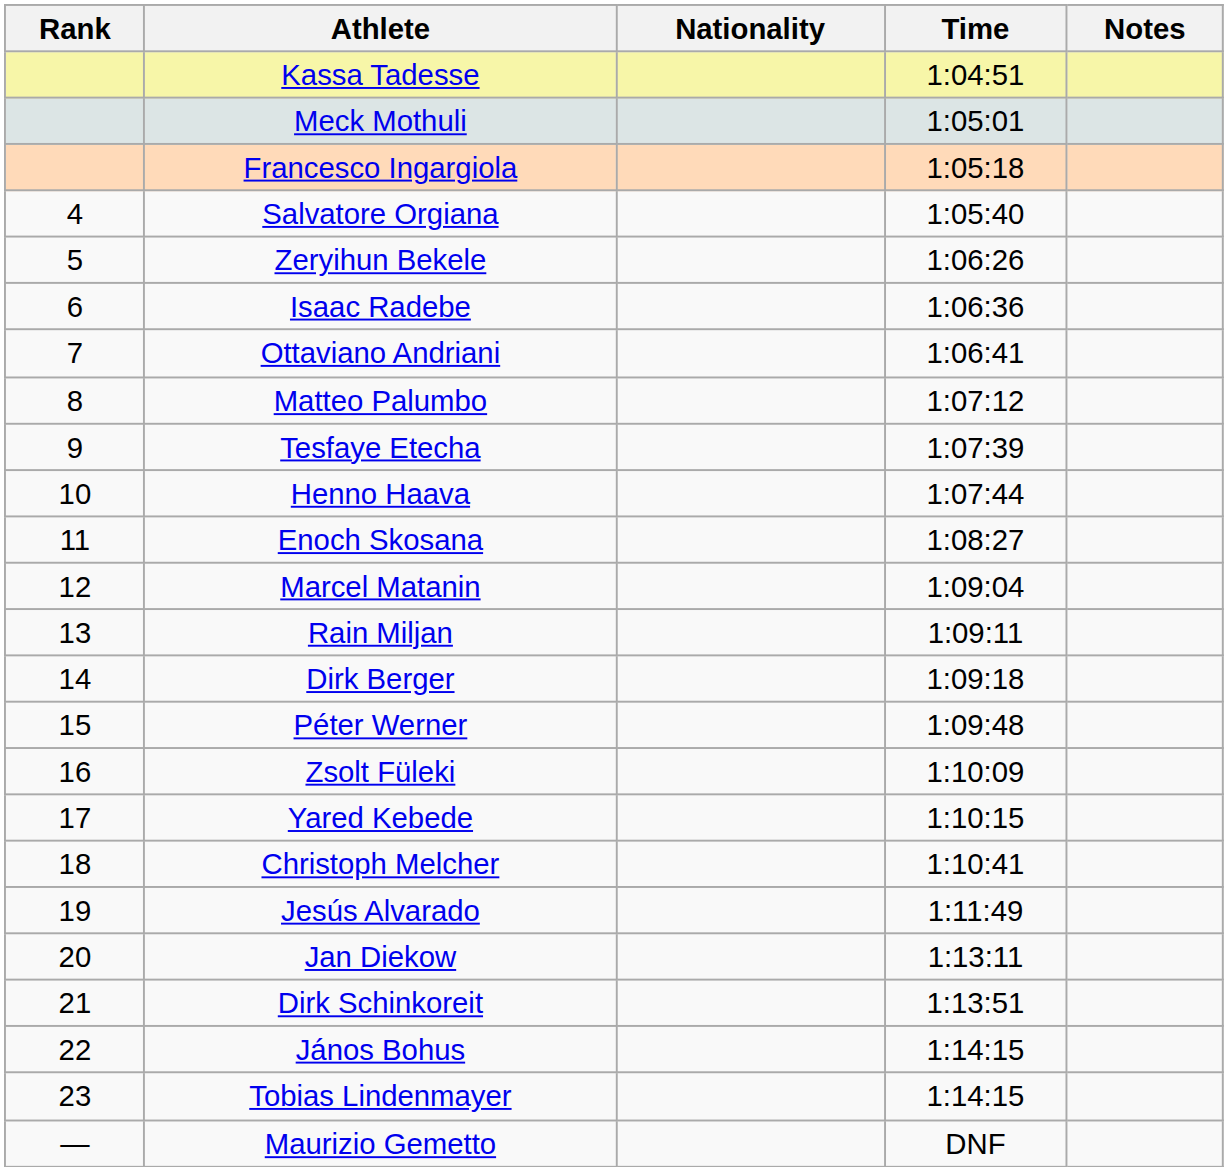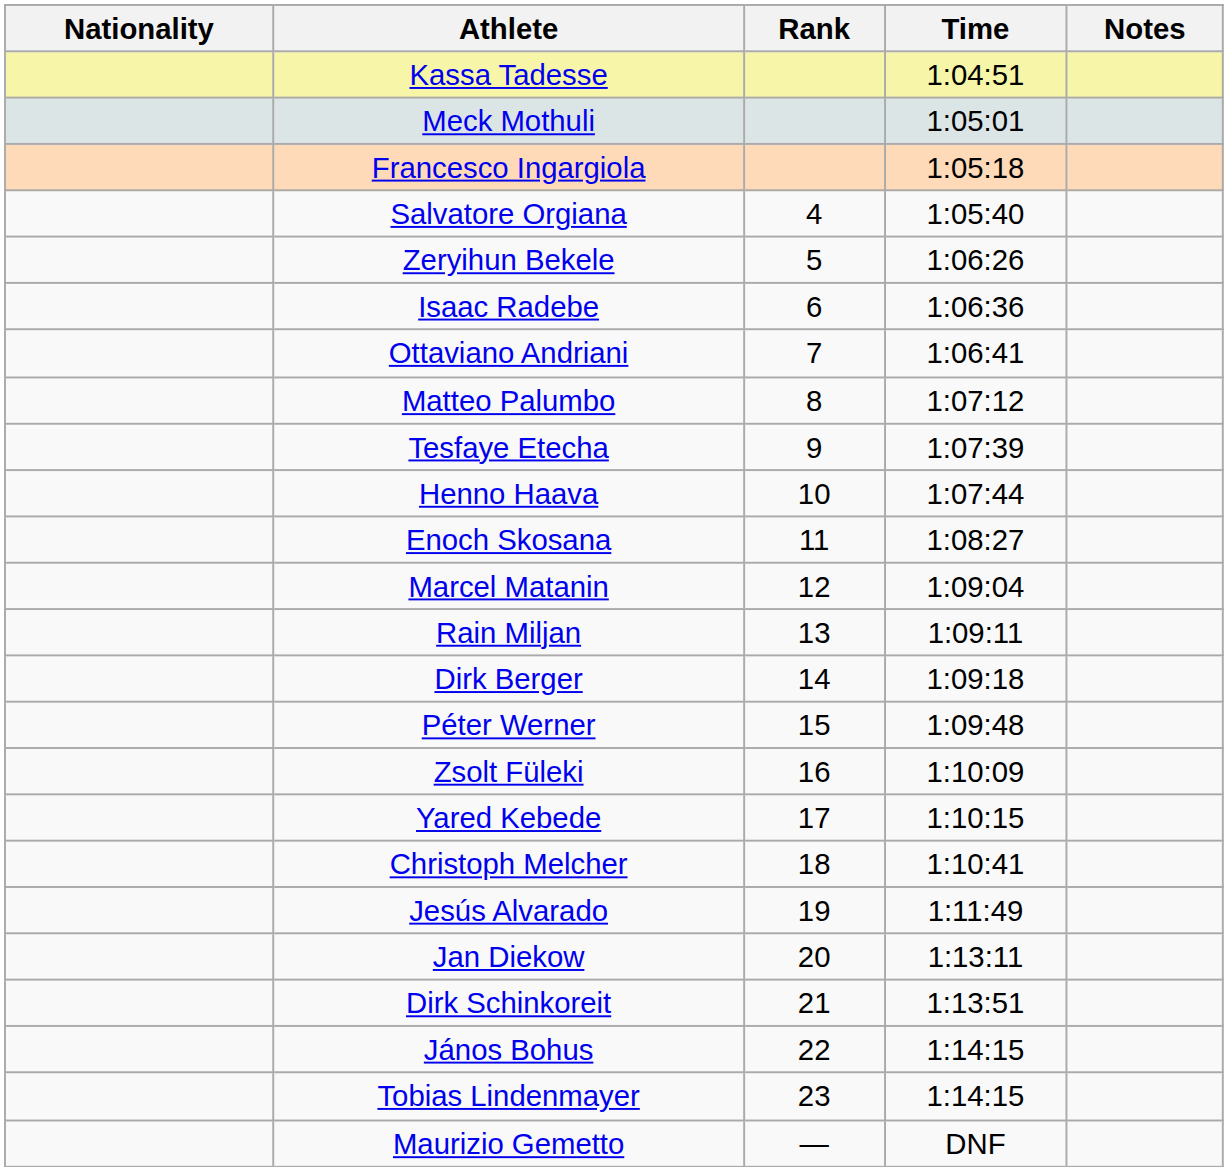columns swapped: (75, 28) <-> (750, 28)
